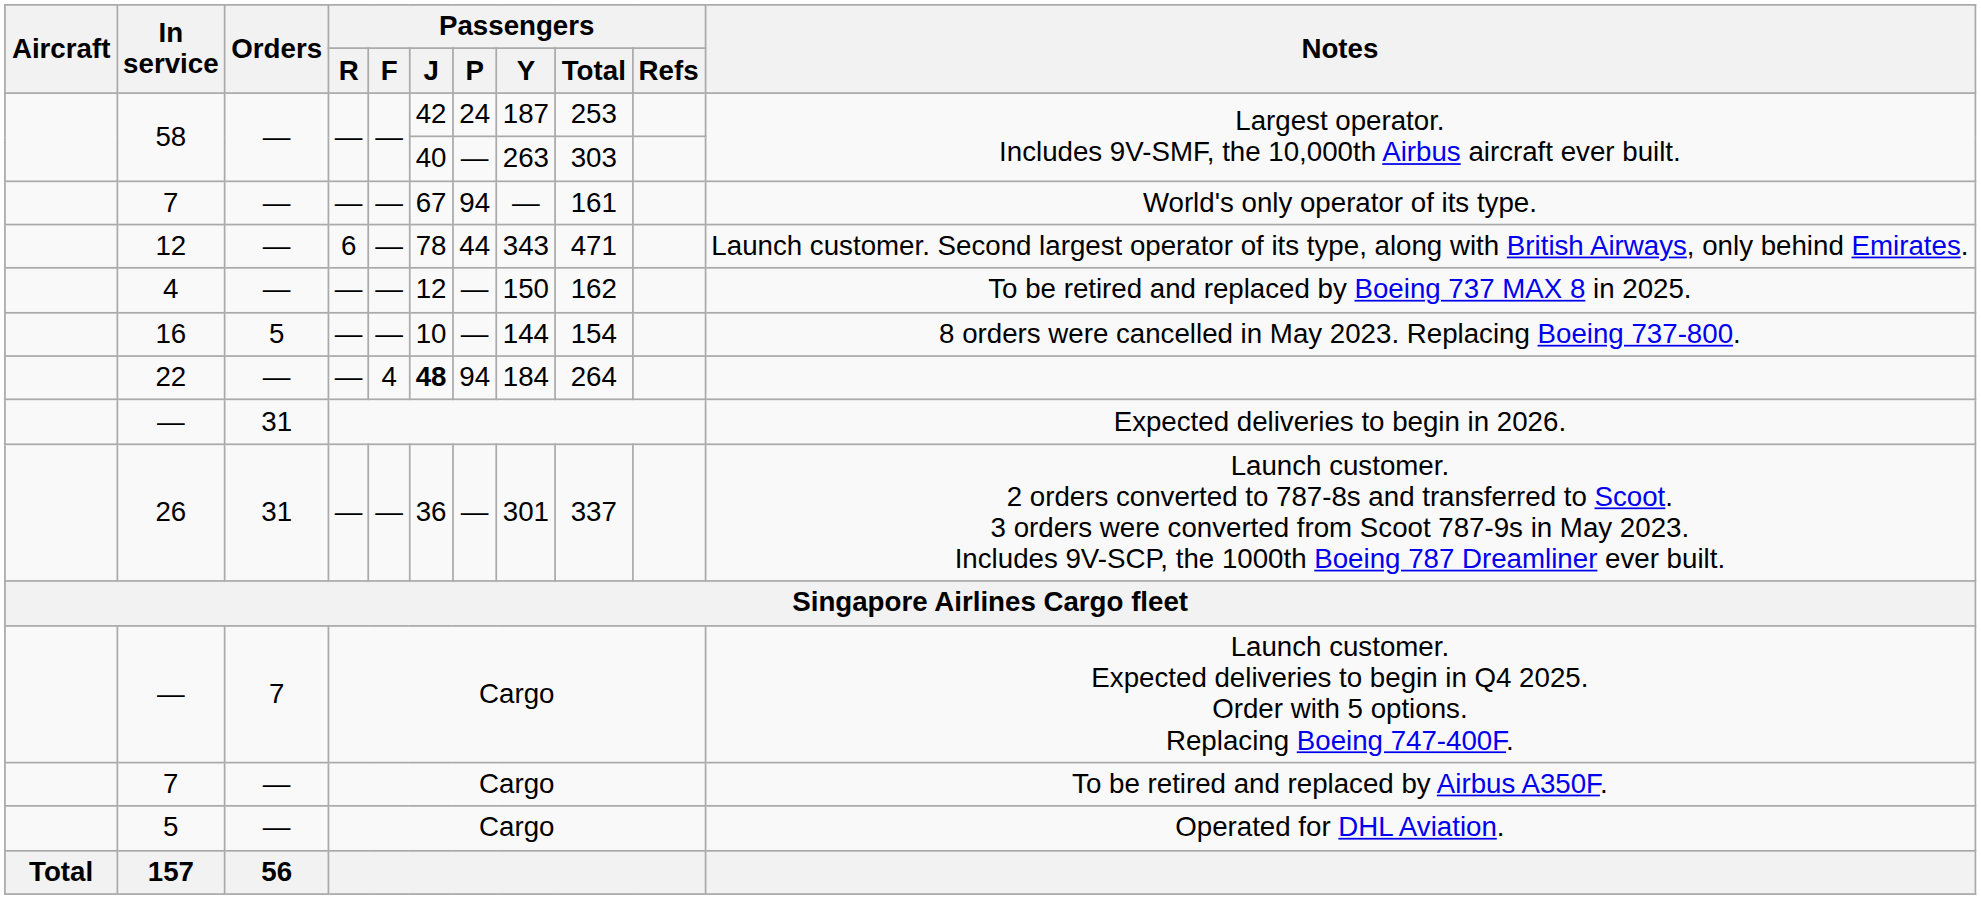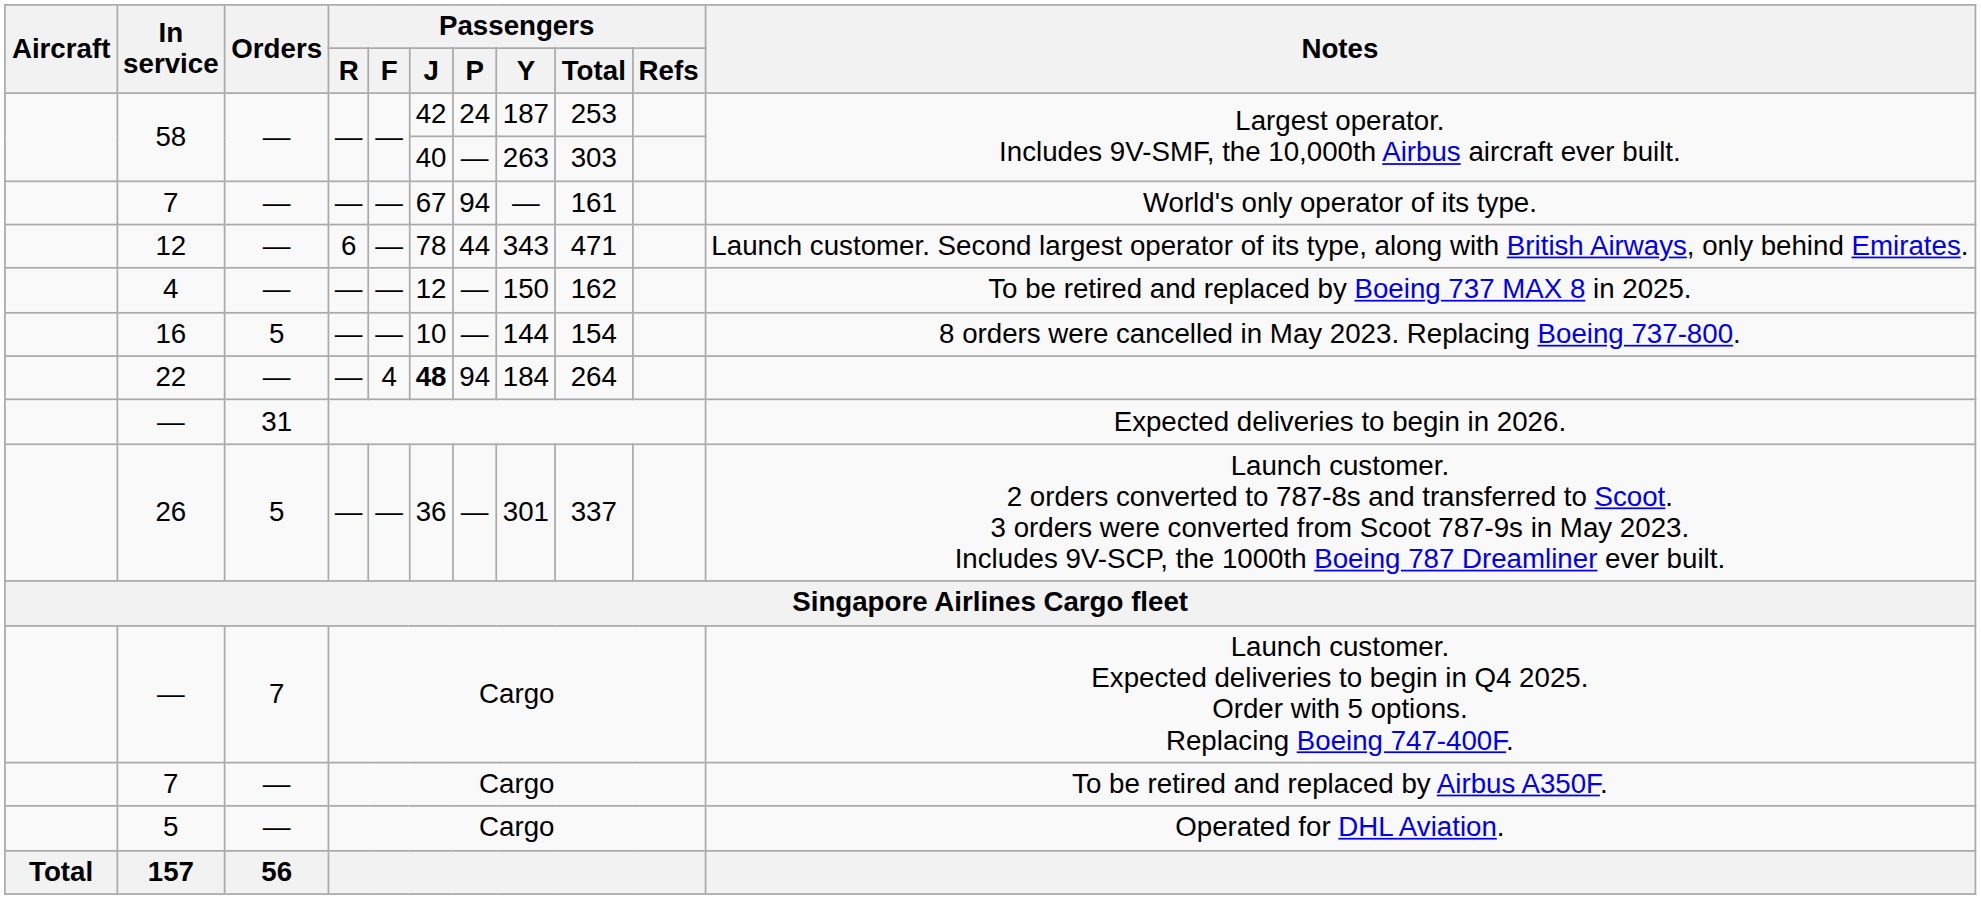(277, 512) 31 -> (277, 512) 5
